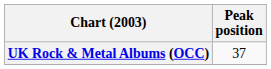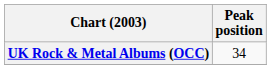(239, 53) 37 -> (239, 53) 34
